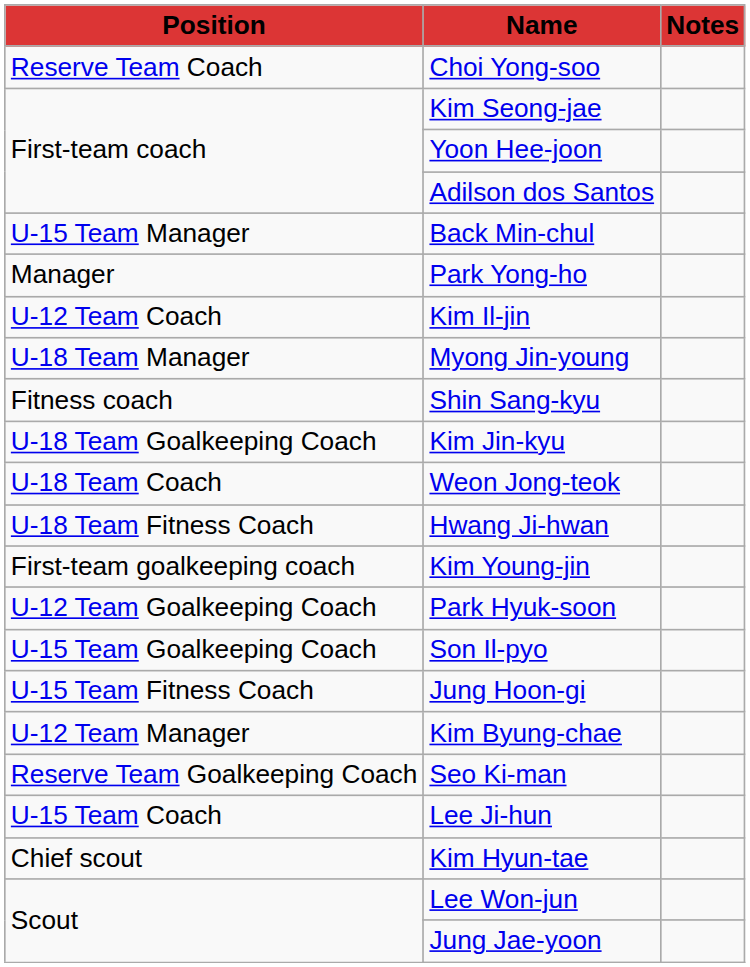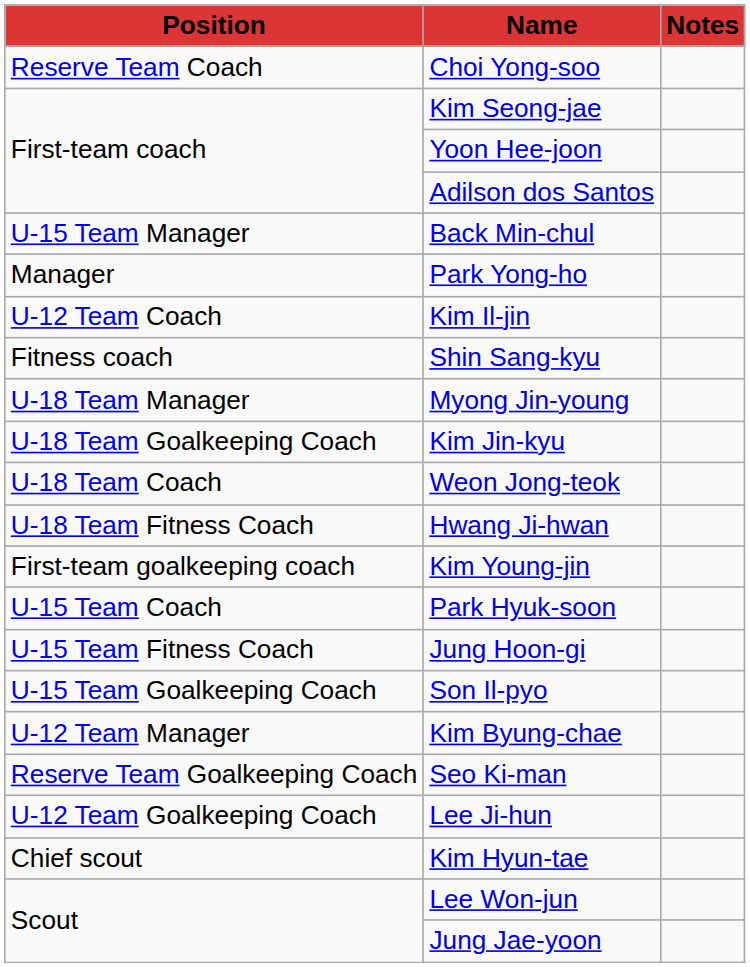rows swapped: (515, 399) <-> (529, 358)
(194, 607) U-12 Team Goalkeeping Coach -> (116, 607) U-15 Team Coach
rows swapped: (489, 649) <-> (507, 691)
(116, 815) U-15 Team Coach -> (194, 815) U-12 Team Goalkeeping Coach
